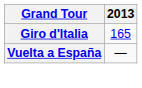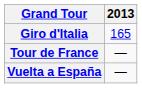+ row: (54, 53)
